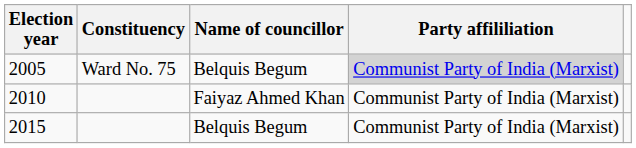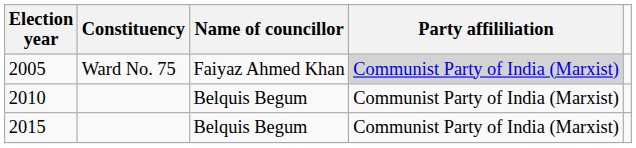(250, 68) Belquis Begum -> (269, 68) Faiyaz Ahmed Khan
(269, 98) Faiyaz Ahmed Khan -> (250, 98) Belquis Begum
